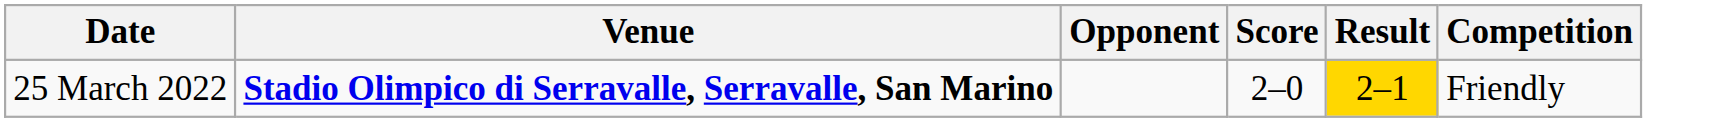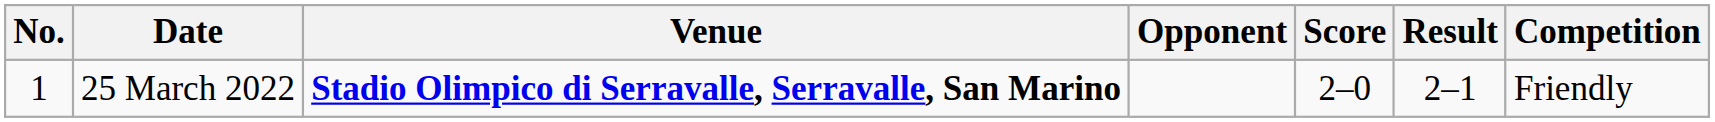+ column: (39, 32)
(1382, 87) gold background -> (1450, 87) no background
